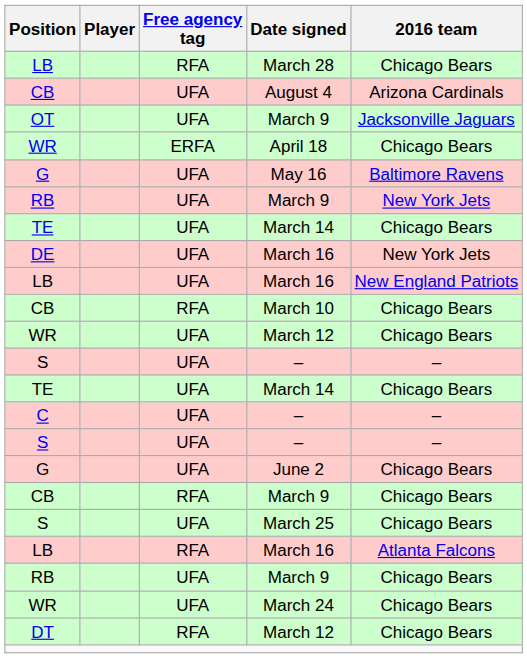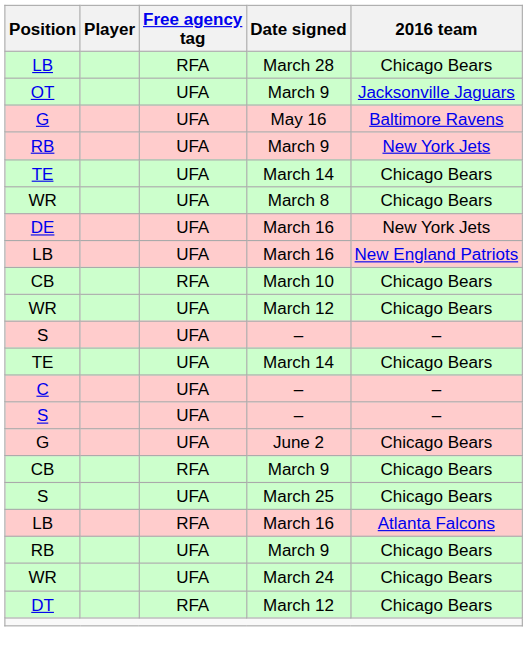- row: (43, 92)
- row: (43, 146)
+ row: (43, 200)
